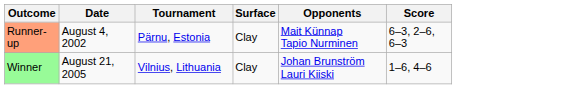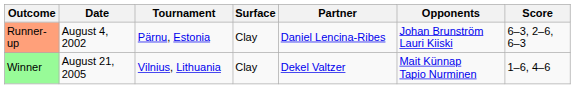+ column: (338, 12)
(319, 37) Mait Künnap Tapio Nurminen -> (441, 37) Johan Brunström Lauri Kiiski
(323, 67) Johan Brunström Lauri Kiiski -> (438, 67) Mait Künnap Tapio Nurminen
